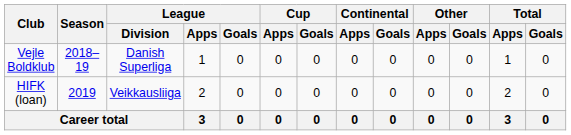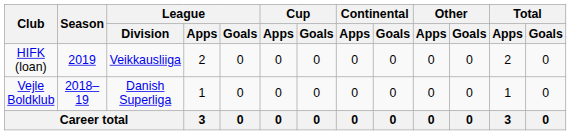rows swapped: (31, 60) <-> (31, 93)
